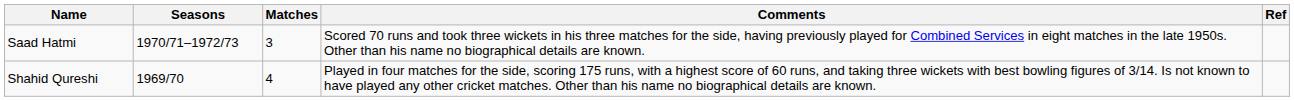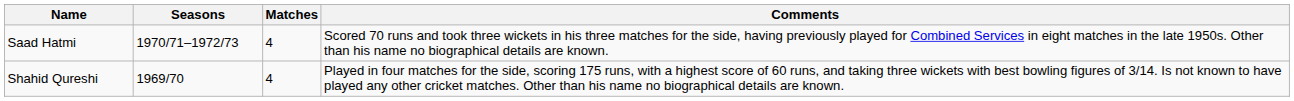- column: (1276, 14)
(269, 43) 3 -> (269, 43) 4
